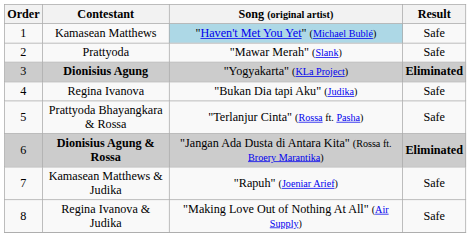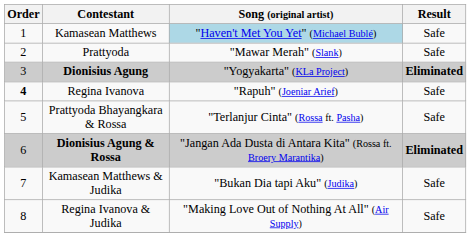(23, 91) normal -> (23, 91) bold
(286, 91) "Bukan Dia tapi Aku" (Judika) -> (286, 91) "Rapuh" (Joeniar Arief)
(286, 183) "Rapuh" (Joeniar Arief) -> (286, 183) "Bukan Dia tapi Aku" (Judika)
